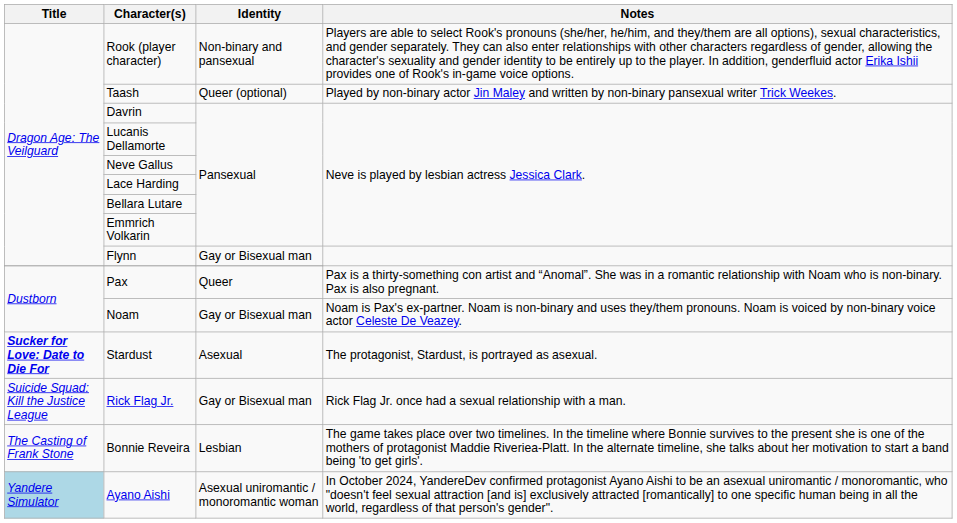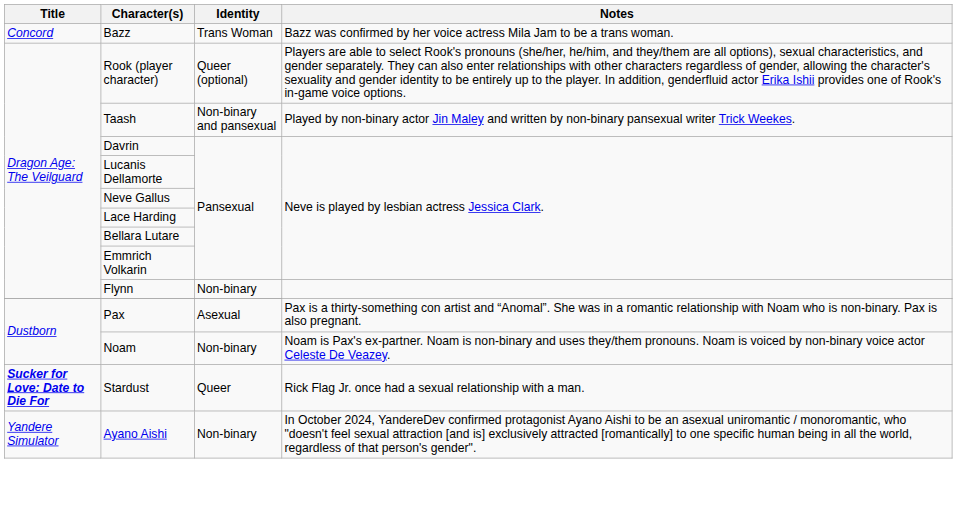+ row: (117, 33)
(240, 53) Non-binary and pansexual -> (222, 73) Queer (optional)
(243, 93) Queer (optional) -> (237, 119) Non-binary and pansexual
(255, 256) Gay or Bisexual man -> (227, 289) Non-binary
(216, 282) Queer -> (219, 315) Asexual
(255, 315) Gay or Bisexual man -> (227, 348) Non-binary
(220, 355) Asexual -> (214, 387) Queer
(462, 355) The protagonist, Stardust, is portrayed as asexual. -> (434, 387) Rick Flag Jr. once had a sexual relationship with a man.
- row: (140, 401)
- row: (148, 448)
(33, 494) lightblue background -> (33, 434) no background
(259, 494) Asexual uniromantic / monoromantic woman -> (227, 434) Non-binary
